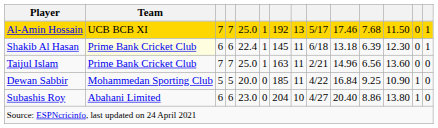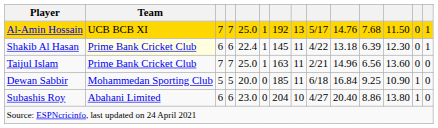(345, 30) 17.46 -> (345, 30) 14.76
(318, 47) 6/18 -> (318, 47) 4/22
(318, 81) 4/22 -> (318, 81) 6/18
